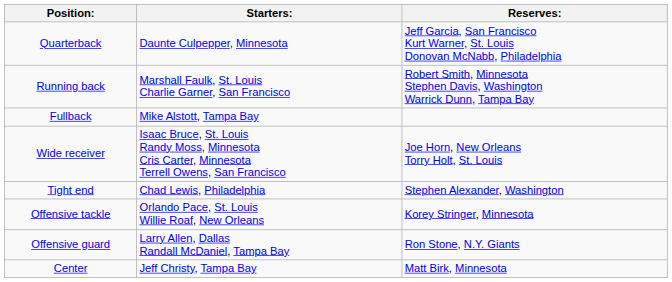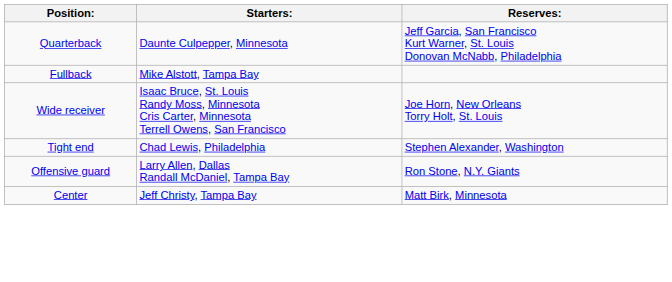- row: (71, 86)
- row: (71, 214)
